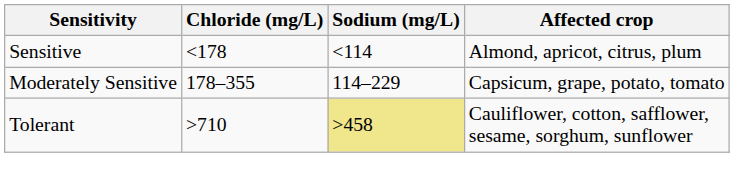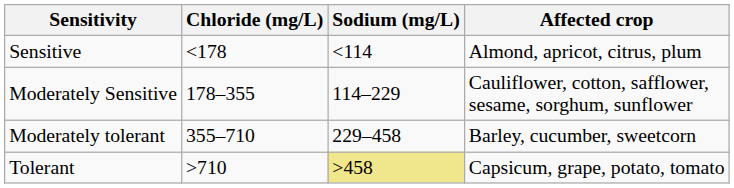(597, 82) Capsicum, grape, potato, tomato -> (589, 93) Cauliflower, cotton, safflower, sesame, sorghum, sunflower
+ row: (87, 135)
(589, 124) Cauliflower, cotton, safflower, sesame, sorghum, sunflower -> (597, 167) Capsicum, grape, potato, tomato
